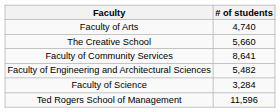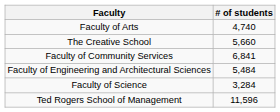(244, 56) 8,641 -> (244, 56) 6,841
(244, 71) 5,482 -> (244, 71) 5,484
